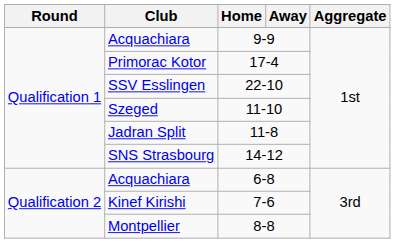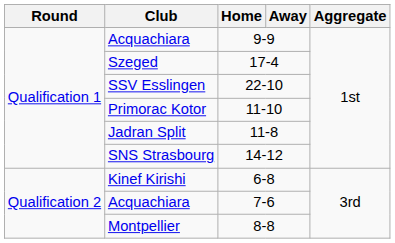(157, 62) Primorac Kotor -> (133, 62) Szeged
(133, 109) Szeged -> (157, 109) Primorac Kotor
(149, 179) Acquachiara -> (147, 179) Kinef Kirishi
(147, 202) Kinef Kirishi -> (149, 202) Acquachiara
